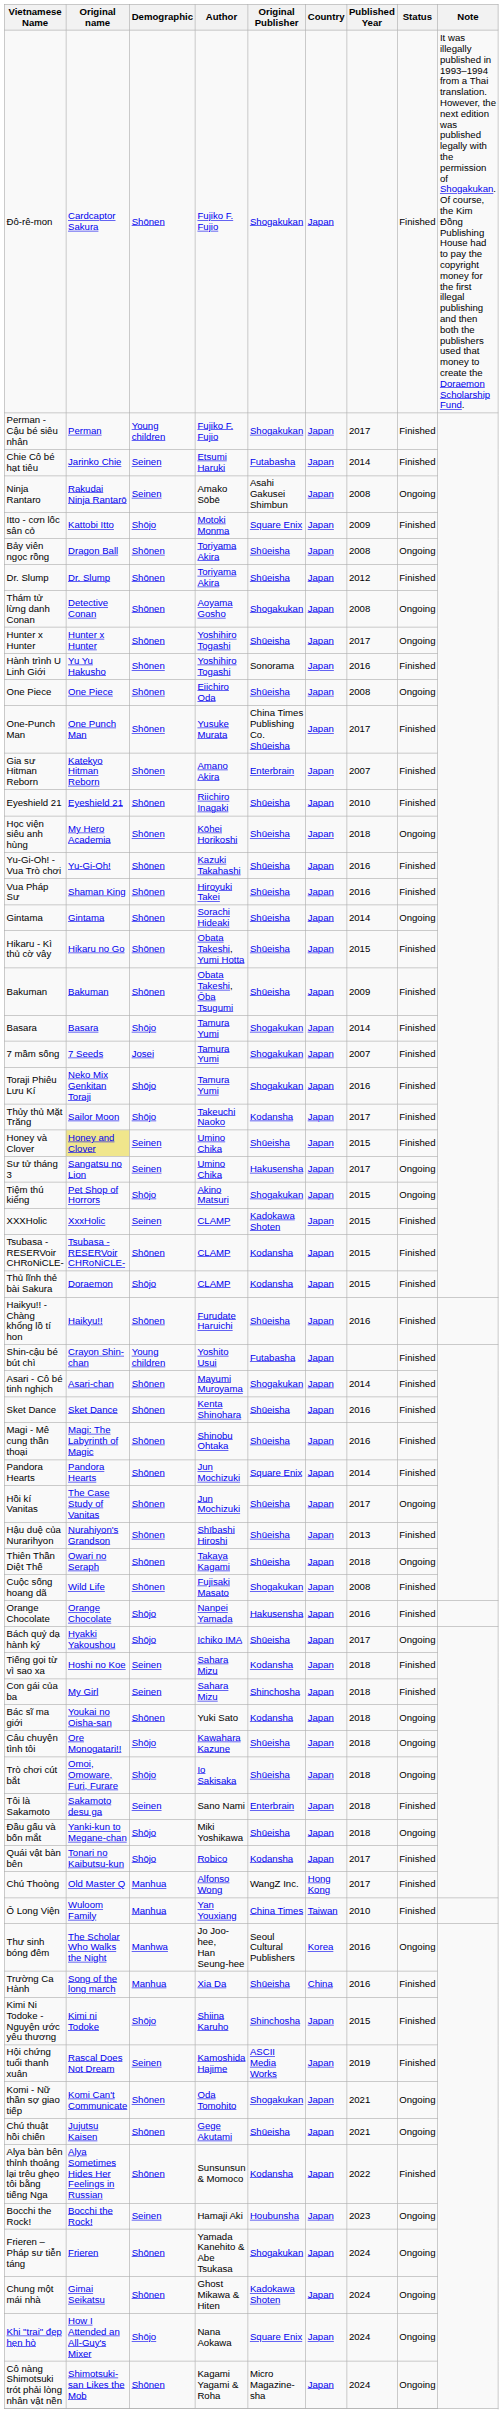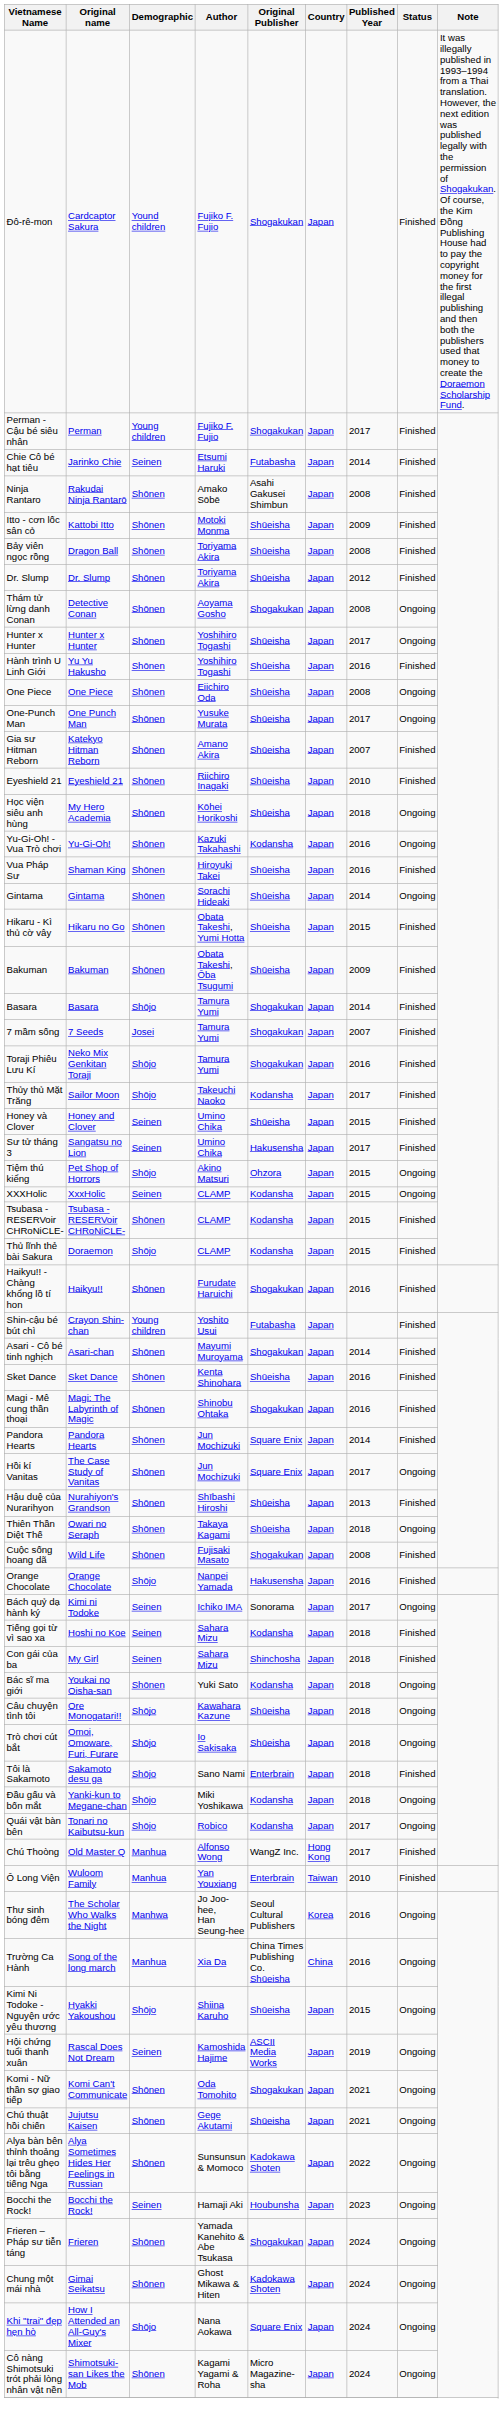(148, 221) Shōnen -> (148, 221) Yound children
(147, 494) Seinen -> (148, 494) Shōnen
(417, 494) Ongoing -> (417, 494) Finished
(144, 525) Shōjo -> (148, 525) Shōnen
(276, 525) Square Enix -> (270, 525) Shūeisha
(417, 551) Ongoing -> (417, 551) Finished
(272, 666) Sonorama -> (270, 666) Shūeisha
(277, 729) China Times Publishing Co. Shūeisha -> (270, 718) Shūeisha
(417, 729) Finished -> (417, 718) Ongoing
(272, 771) Enterbrain -> (270, 750) Shūeisha
(270, 865) Shūeisha -> (272, 844) Kodansha
(417, 865) Finished -> (417, 844) Ongoing
(91, 1143) khaki background -> (91, 1121) no background
(417, 1169) Ongoing -> (417, 1147) Finished
(277, 1195) Shogakukan -> (266, 1173) Ohzora
(272, 1221) Kadokawa Shoten -> (272, 1194) Kodansha
(417, 1221) Finished -> (417, 1194) Ongoing
(270, 1321) Shūeisha -> (277, 1288) Shogakukan
(270, 1441) Shūeisha -> (277, 1408) Shogakukan
(270, 1504) Shūeisha -> (276, 1471) Square Enix
(92, 1639) Hyakki Yakoushou -> (83, 1607) Kimi ni Todoke
(144, 1639) Shōjo -> (147, 1607) Seinen
(270, 1639) Shūeisha -> (272, 1607) Sonorama
(147, 1806) Seinen -> (144, 1774) Shōjo
(270, 1832) Shūeisha -> (272, 1800) Kodansha
(417, 1858) Finished -> (417, 1826) Ongoing
(277, 1910) China Times -> (272, 1878) Enterbrain
(270, 1984) Shūeisha -> (277, 1962) China Times Publishing Co. Shūeisha
(417, 1984) Finished -> (417, 1962) Ongoing
(83, 2021) Kimi ni Todoke -> (92, 2010) Hyakki Yakoushou
(275, 2021) Shinchosha -> (270, 2010) Shūeisha
(417, 2021) Finished -> (417, 2010) Ongoing
(417, 2063) Finished -> (417, 2052) Ongoing
(272, 2173) Kodansha -> (272, 2163) Kadokawa Shoten
(417, 2173) Finished -> (417, 2163) Ongoing
